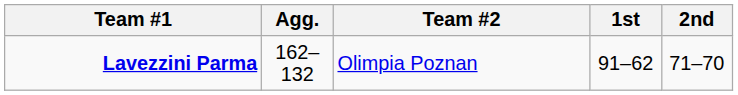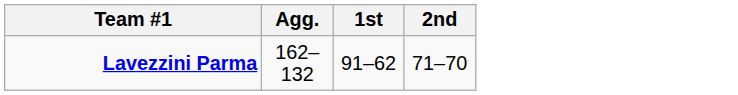- column: (461, 20)
